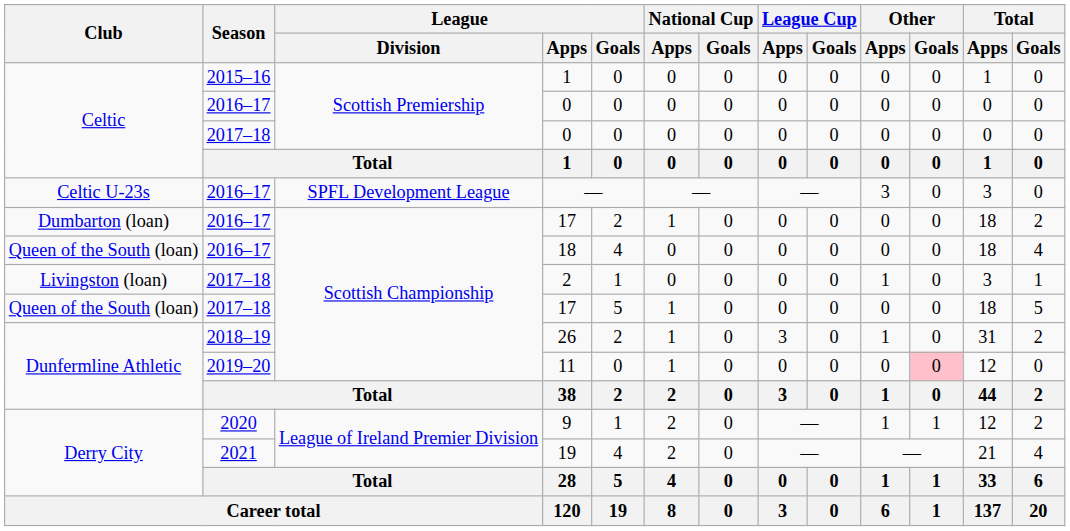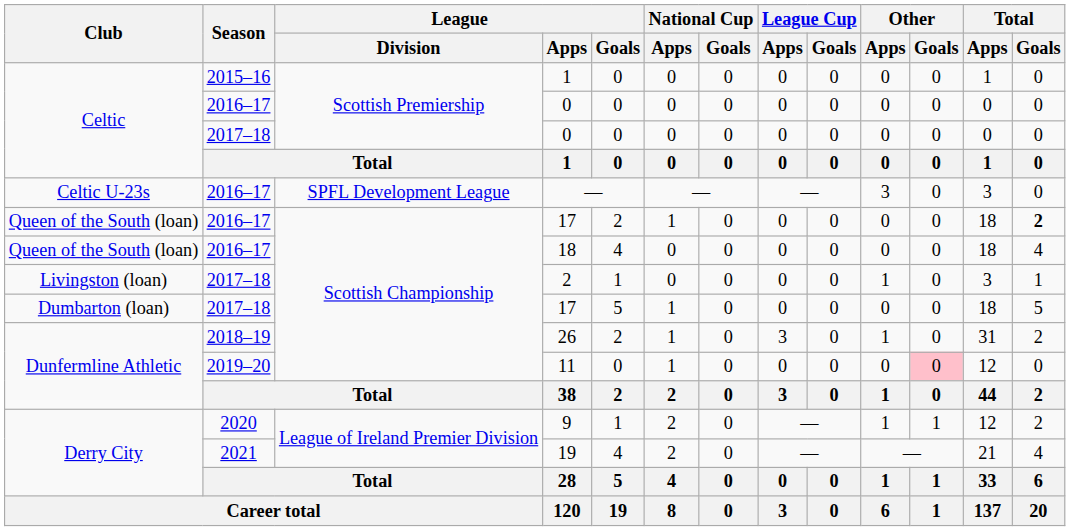(103, 221) Dumbarton (loan) -> (104, 221) Queen of the South (loan)
(1038, 221) normal -> (1038, 221) bold
(104, 308) Queen of the South (loan) -> (103, 308) Dumbarton (loan)
